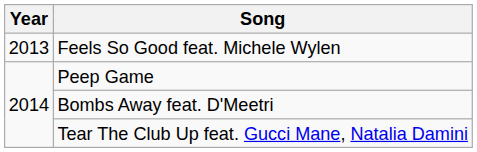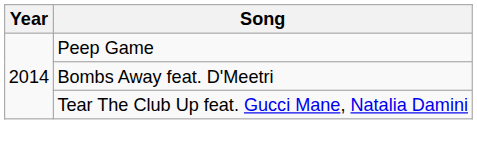- row: (199, 48)
